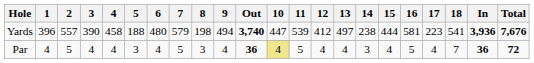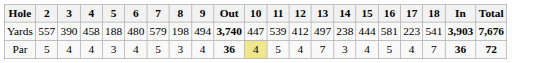- column: (47, 13)
(483, 31) 3,936 -> (460, 31) 3,903
(345, 49) 4 -> (323, 49) 7
